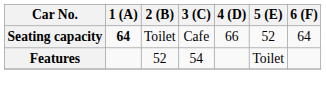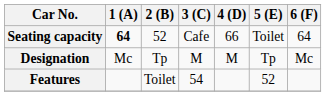(160, 36) Toilet -> (160, 36) 52
(268, 36) 52 -> (268, 36) Toilet
+ row: (55, 58)
(160, 58) 52 -> (160, 79) Toilet
(268, 58) Toilet -> (268, 79) 52
